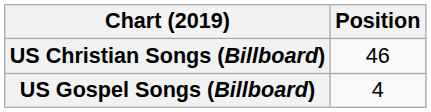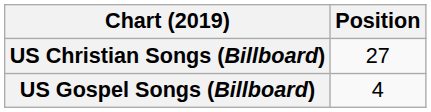(378, 55) 46 -> (378, 55) 27
